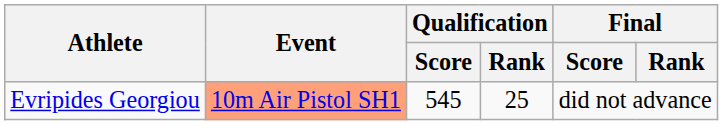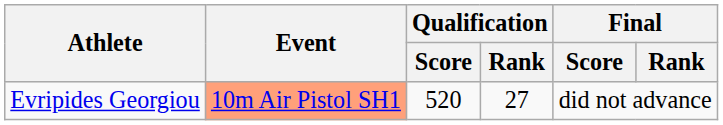(443, 100) 545 -> (443, 100) 520
(517, 100) 25 -> (517, 100) 27
